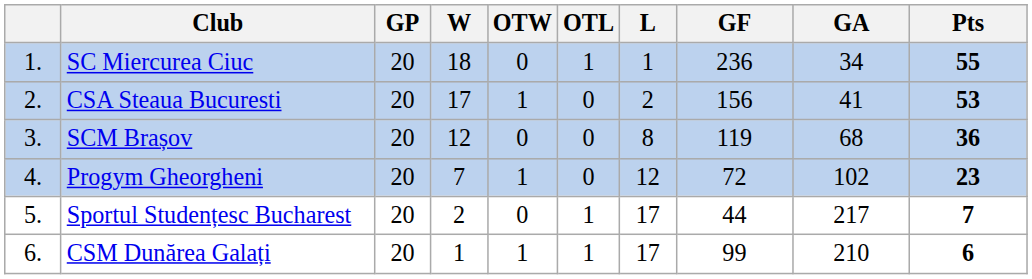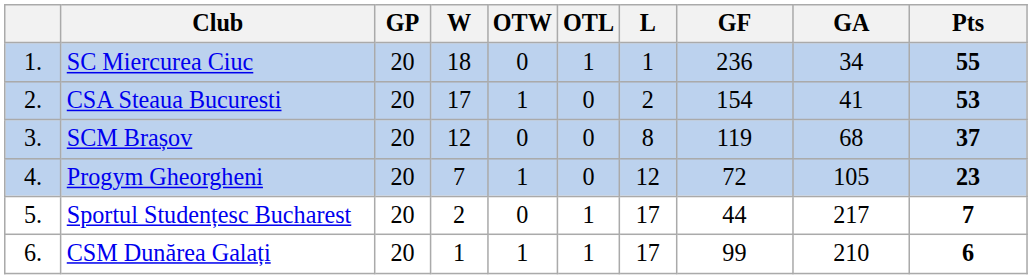(734, 100) 156 -> (734, 100) 154
(968, 138) 36 -> (968, 138) 37
(851, 176) 102 -> (851, 176) 105
